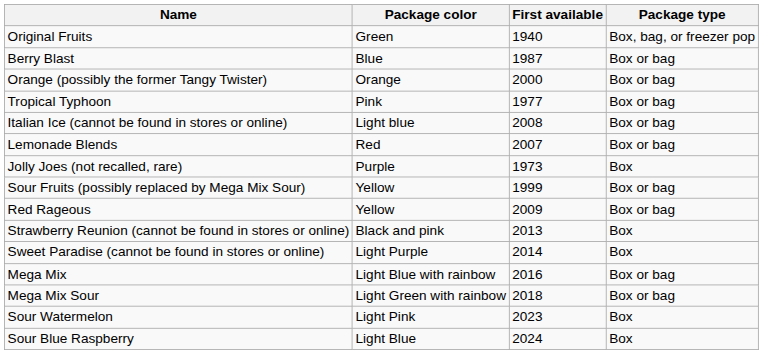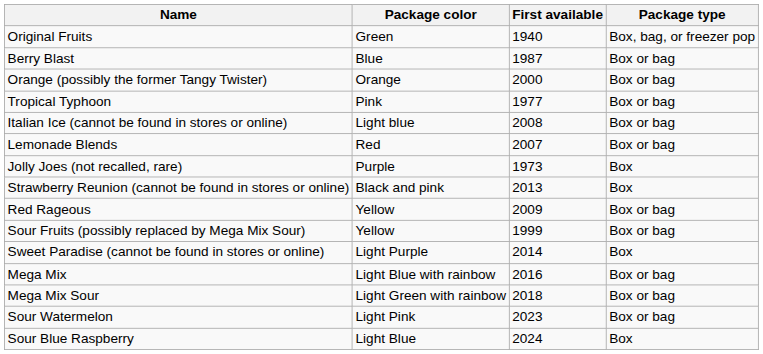rows swapped: (156, 187) <-> (178, 230)
(621, 317) Box -> (642, 317) Box or bag
